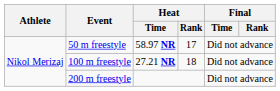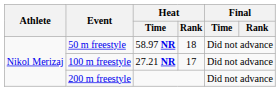(191, 45) 17 -> (191, 45) 18
(191, 62) 18 -> (191, 62) 17
